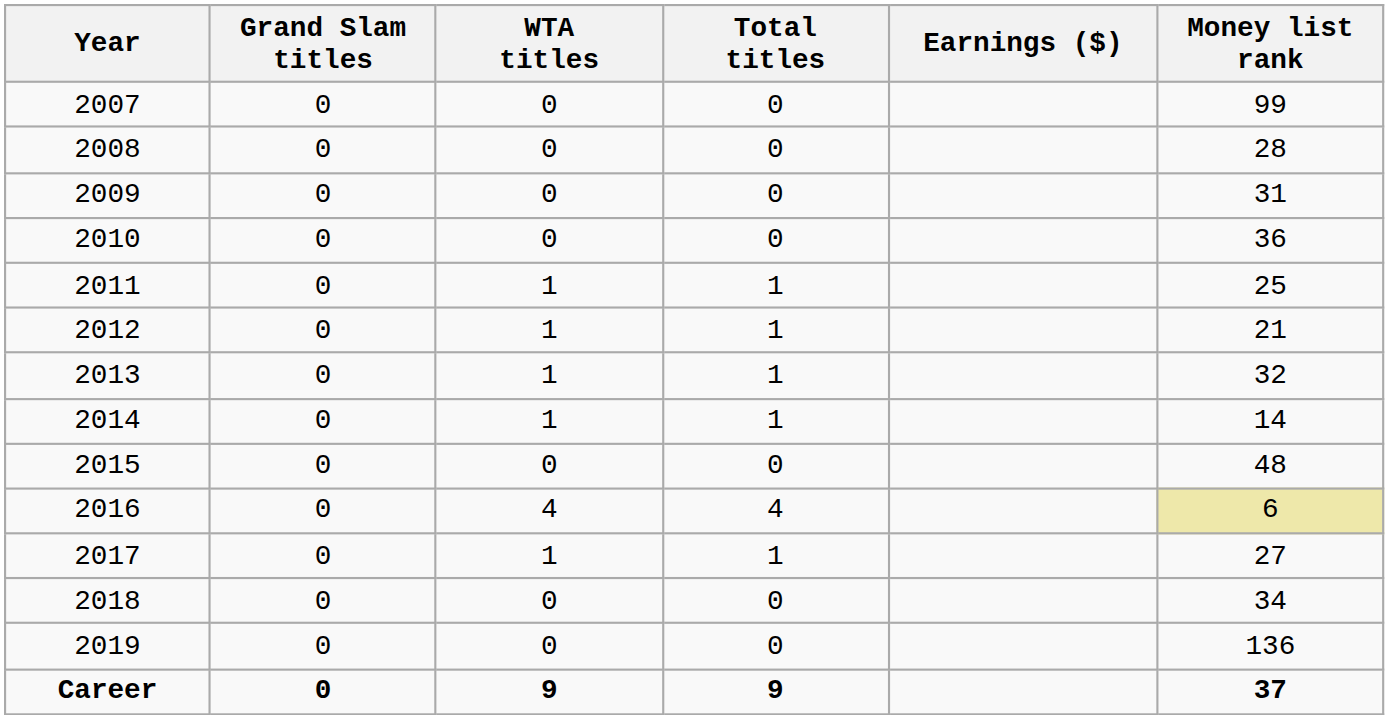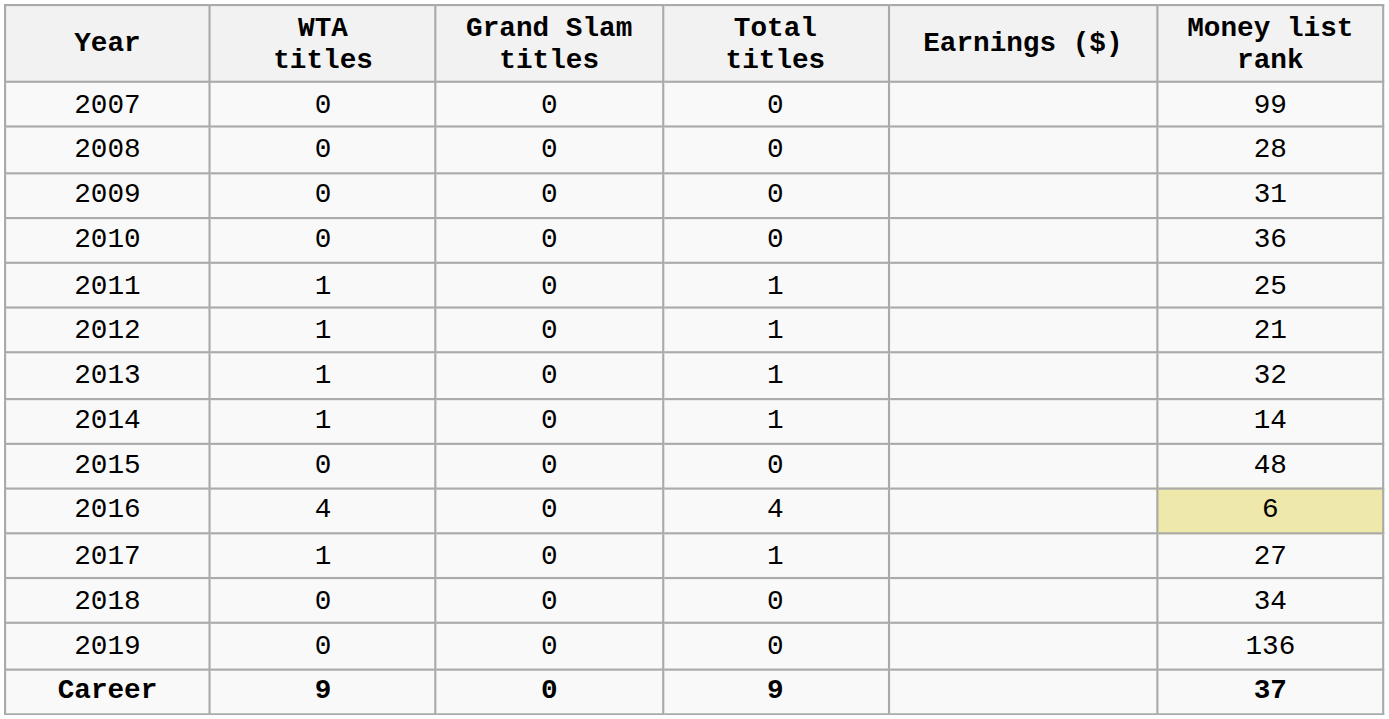columns swapped: (323, 44) <-> (549, 44)
